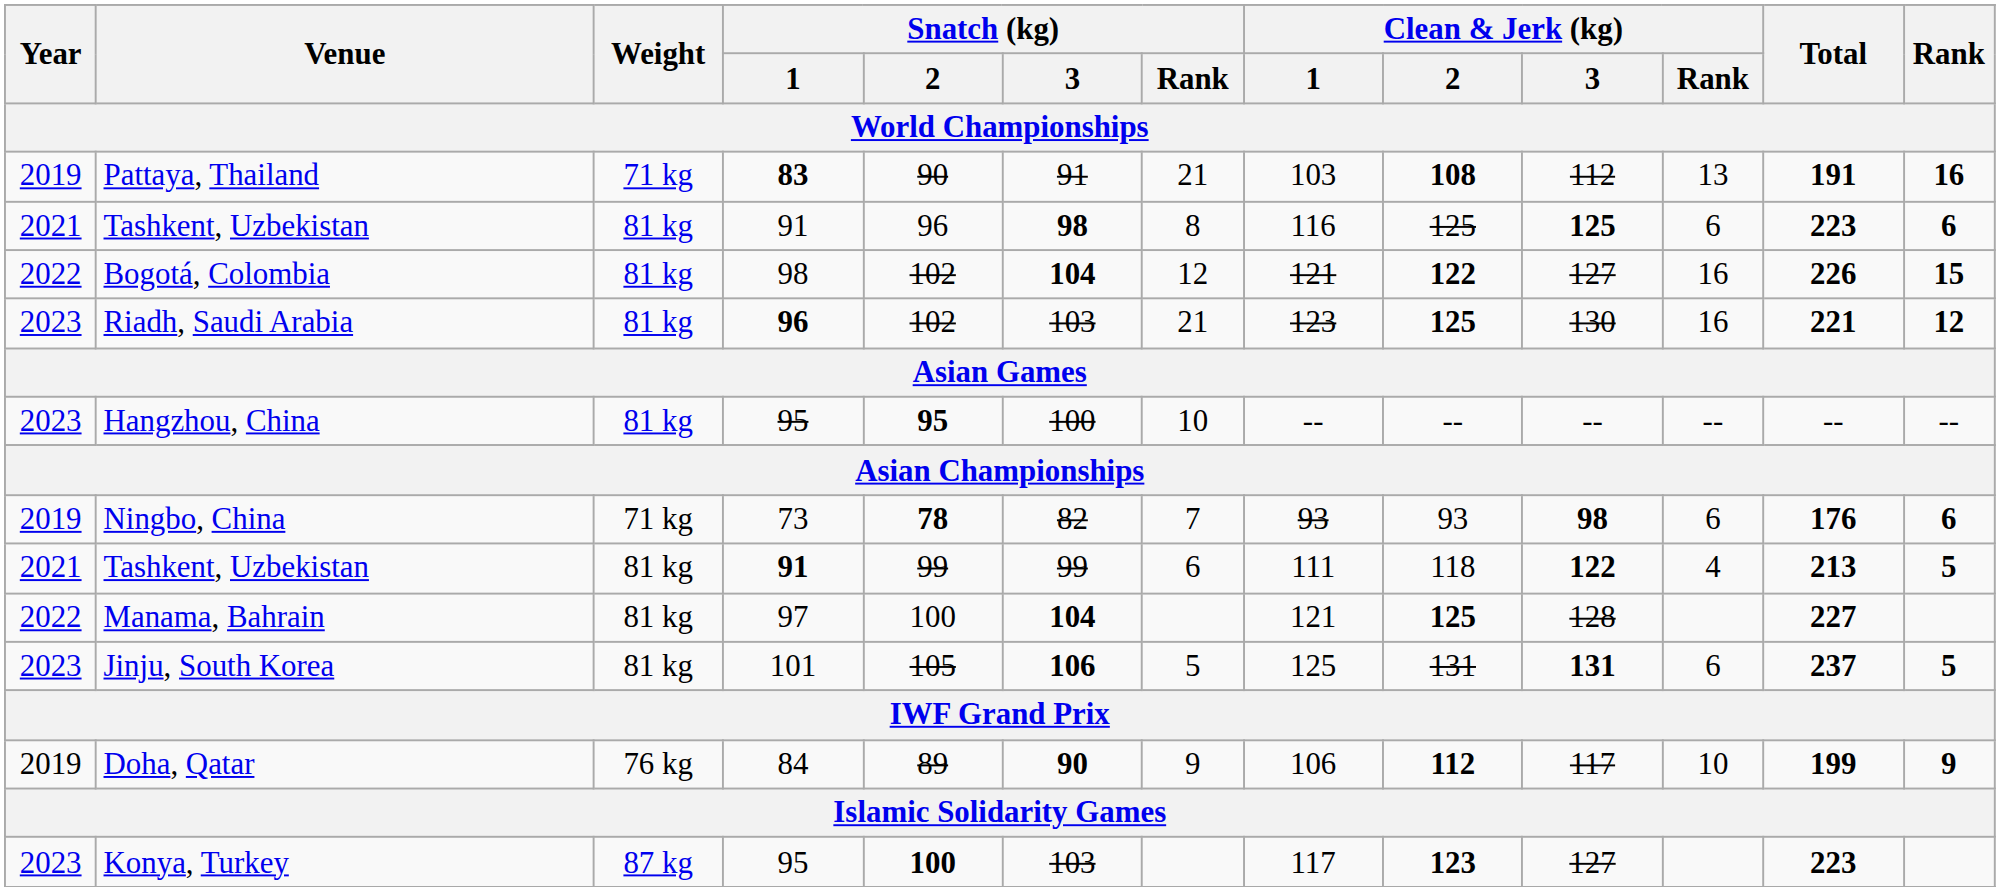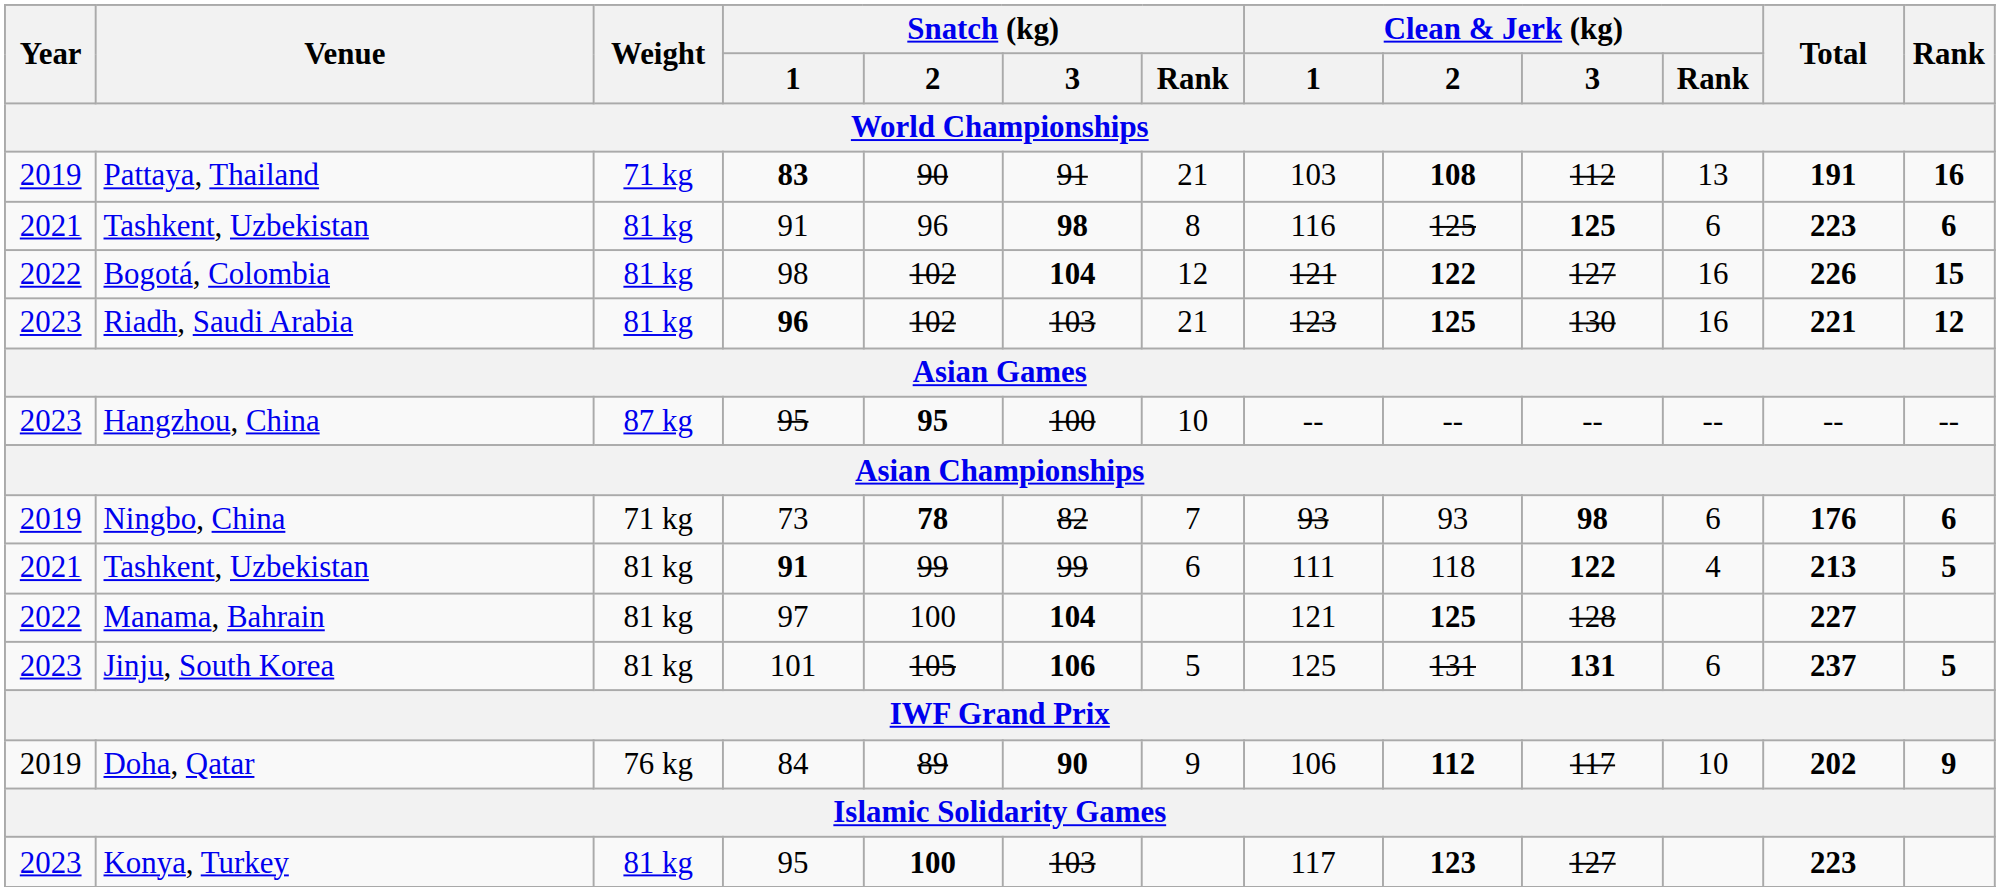(658, 420) 81 kg -> (658, 420) 87 kg
(1833, 763) 199 -> (1833, 763) 202
(658, 861) 87 kg -> (658, 861) 81 kg
